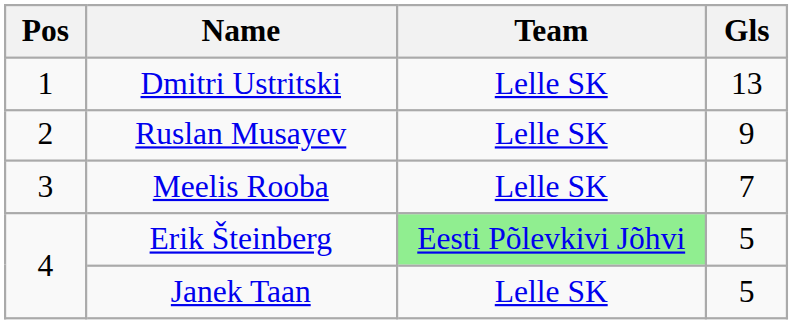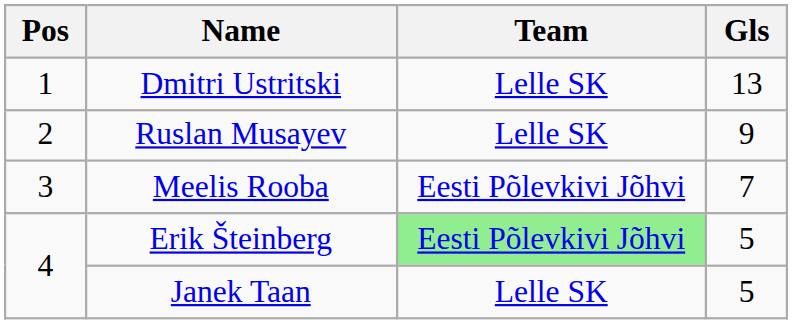(551, 186) Lelle SK -> (551, 186) Eesti Põlevkivi Jõhvi
